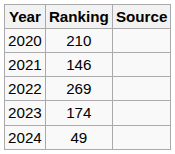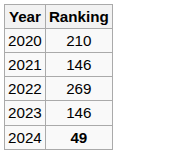- column: (142, 17)
(79, 113) 174 -> (79, 113) 146
(79, 137) normal -> (79, 137) bold
